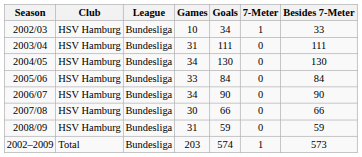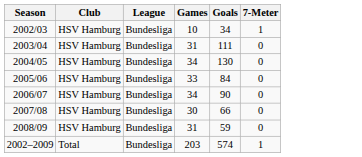- column: (319, 12)
